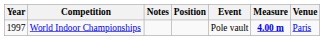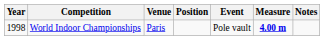columns swapped: (305, 12) <-> (158, 12)
(16, 28) 1997 -> (16, 28) 1998
